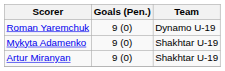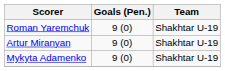(185, 27) Dynamo U-19 -> (187, 27) Shakhtar U-19
rows swapped: (46, 43) <-> (39, 58)
